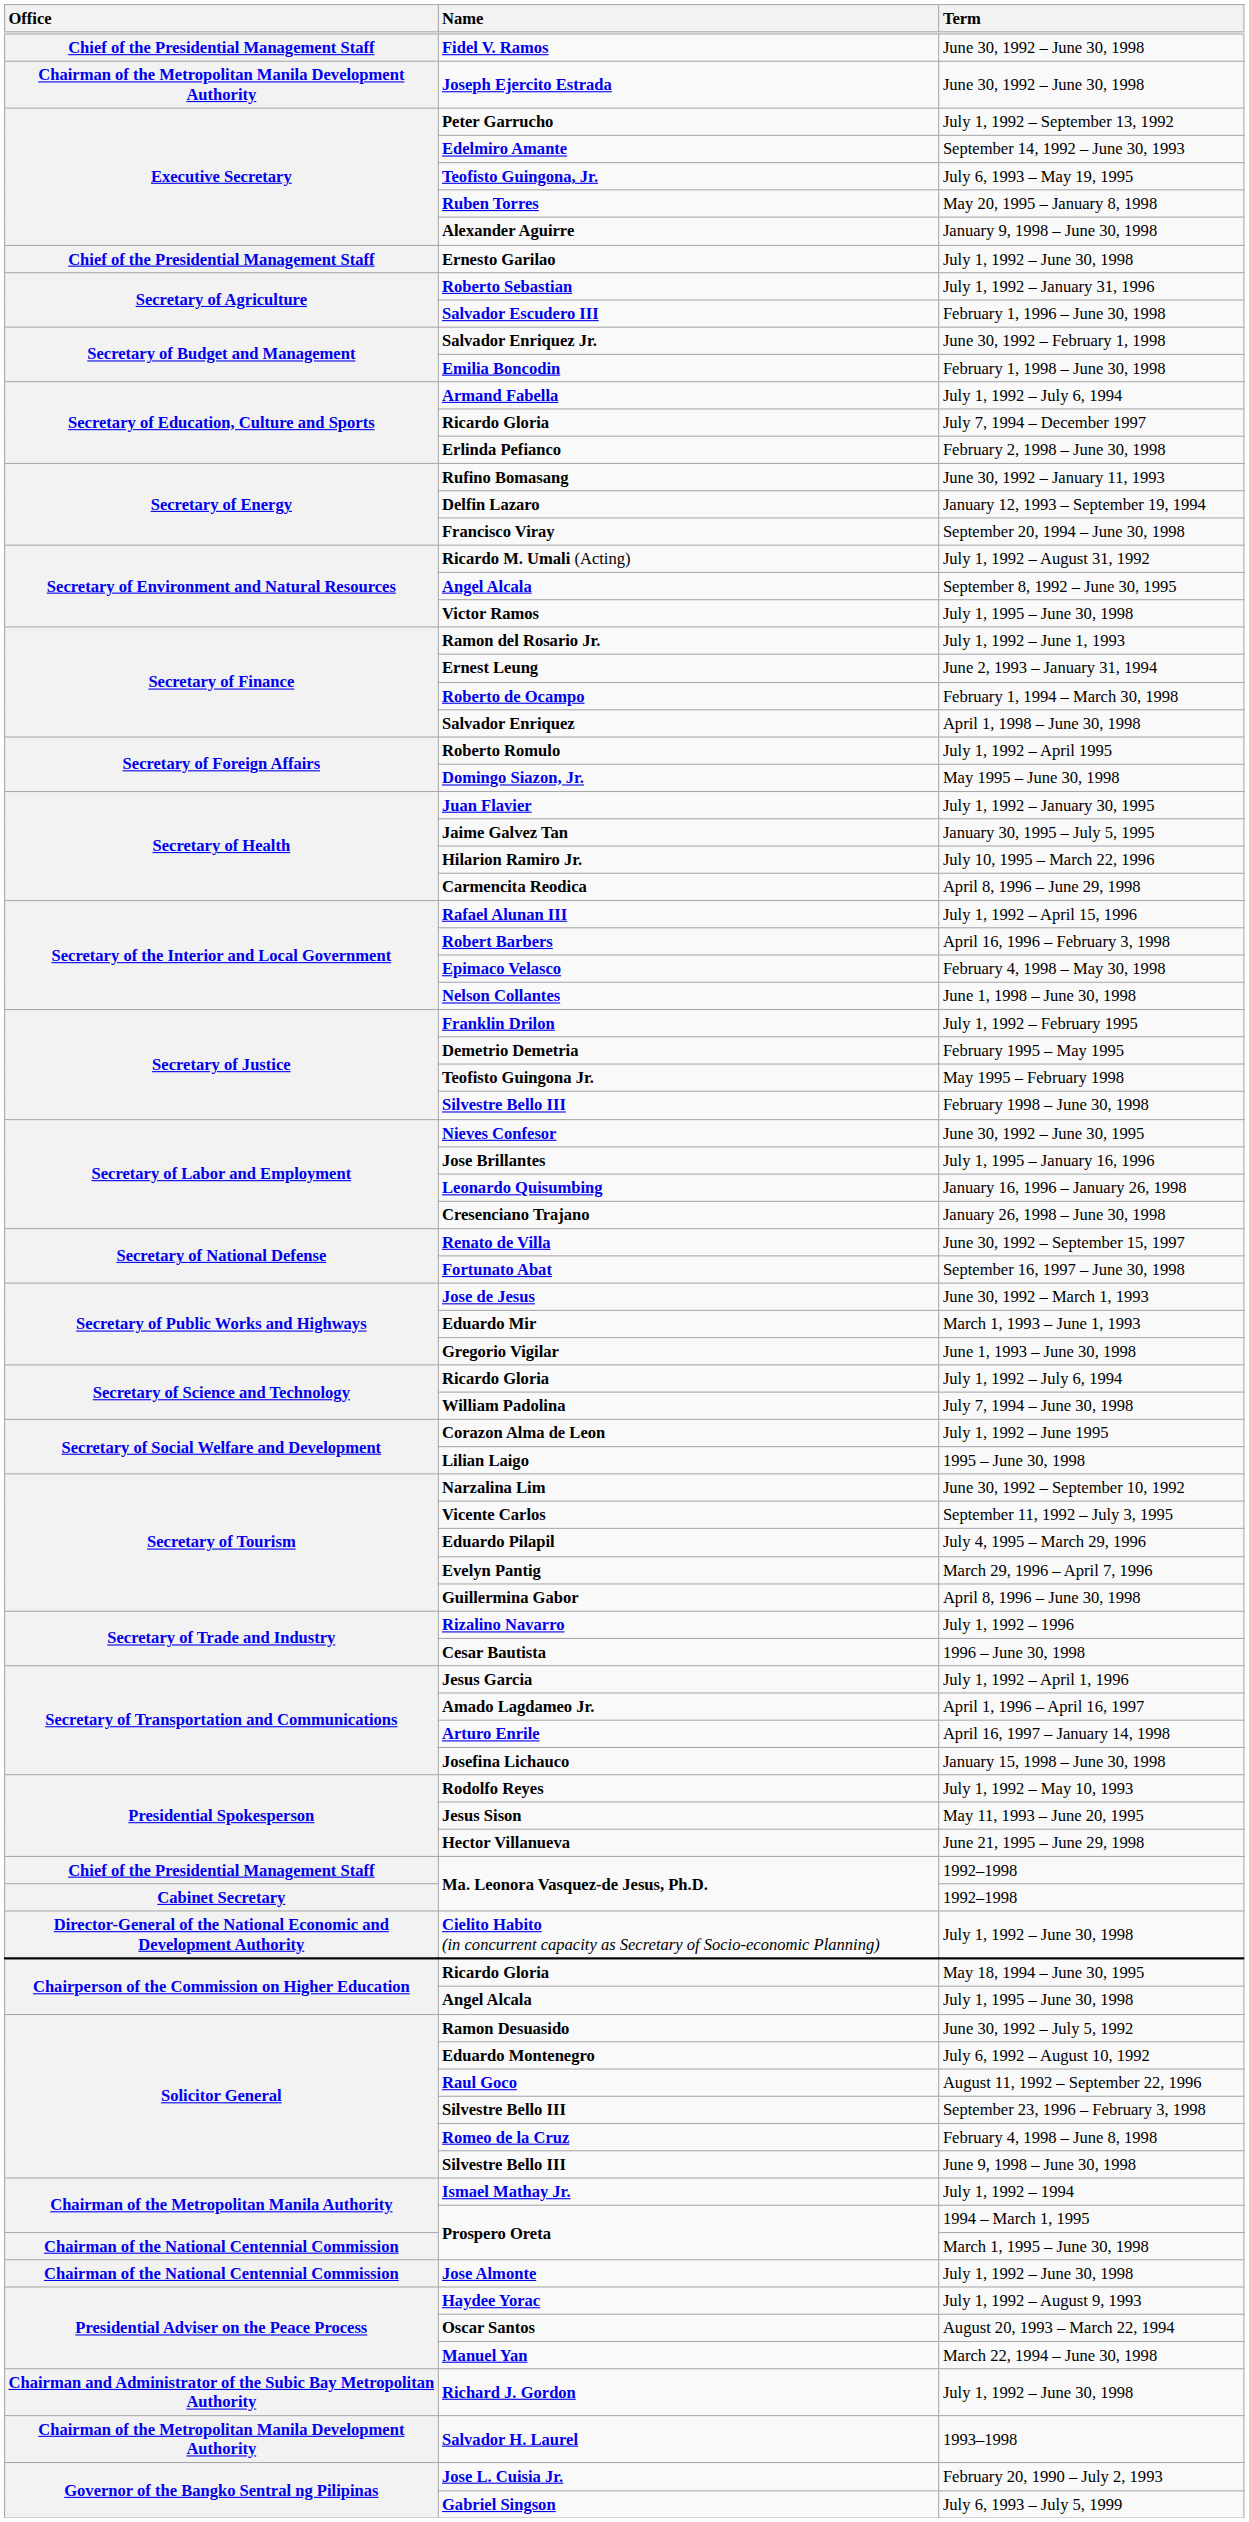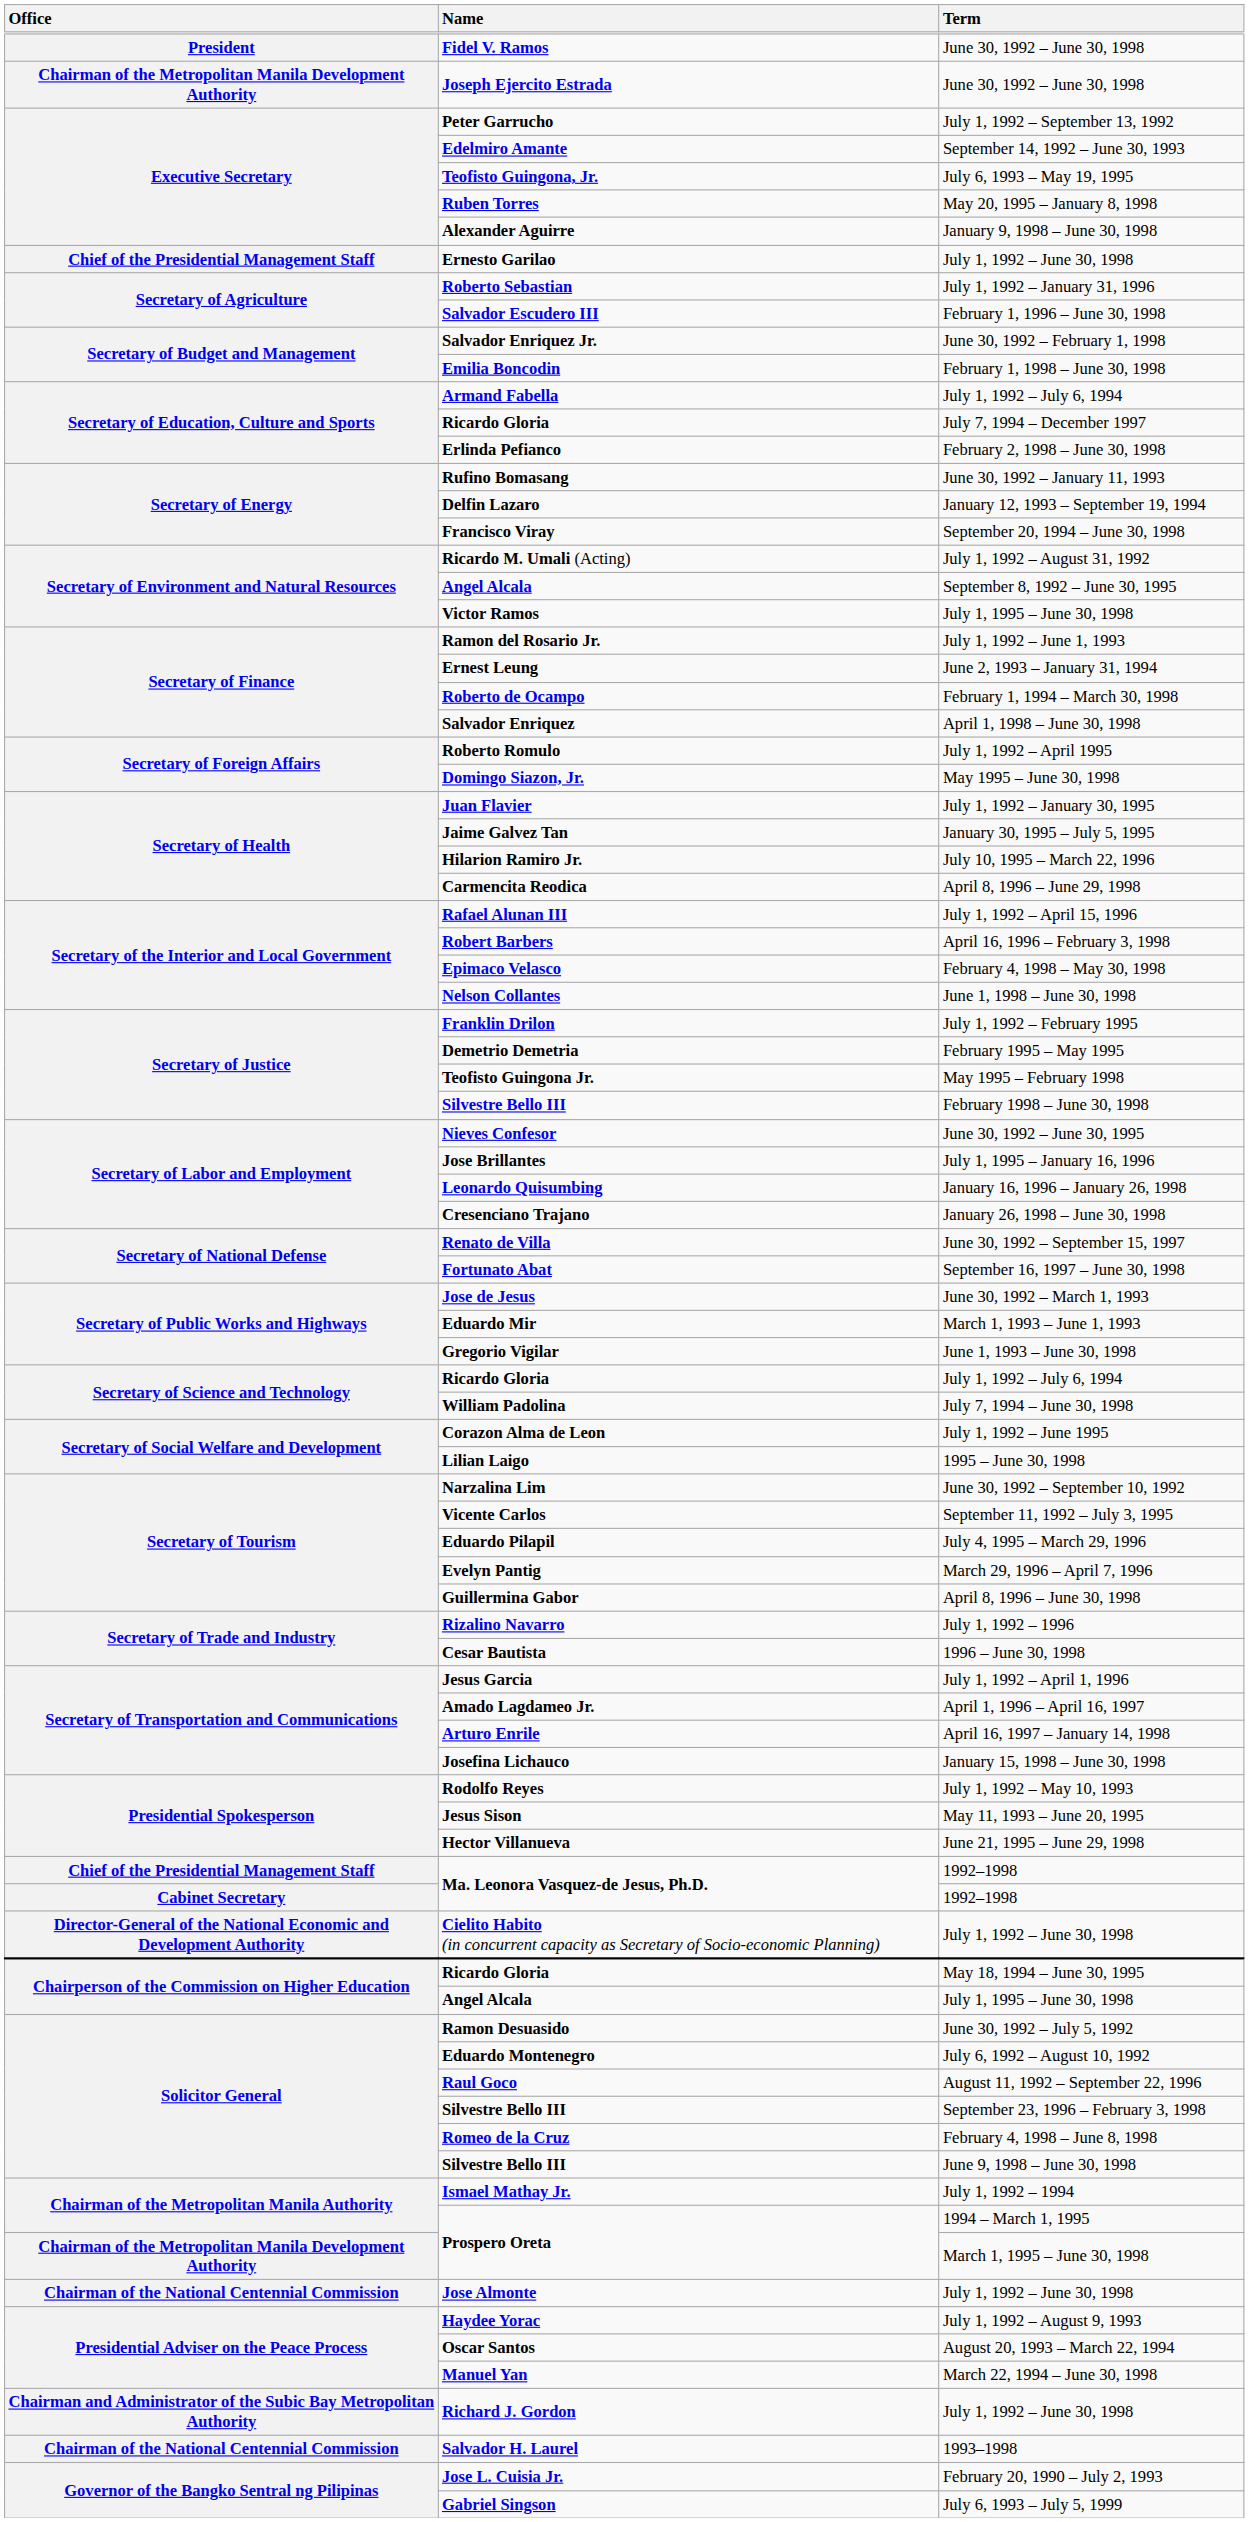(221, 47) Chief of the Presidential Management Staff -> (221, 47) President
(221, 2246) Chairman of the National Centennial Commission -> (221, 2256) Chairman of the Metropolitan Manila Development Authority
(221, 2439) Chairman of the Metropolitan Manila Development Authority -> (221, 2449) Chairman of the National Centennial Commission
